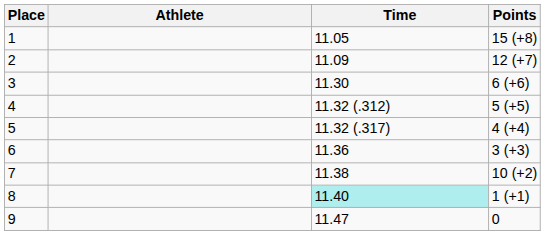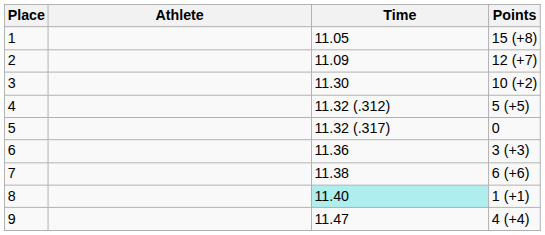(511, 83) 6 (+6) -> (515, 83) 10 (+2)
(511, 128) 4 (+4) -> (496, 128) 0
(515, 173) 10 (+2) -> (511, 173) 6 (+6)
(496, 219) 0 -> (511, 219) 4 (+4)
